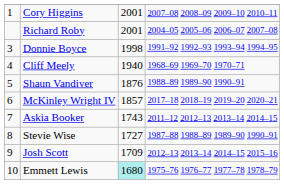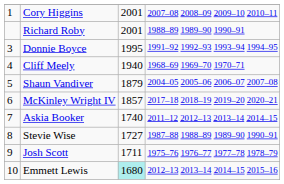(213, 30) 2004–05 2005–06 2006–07 2007–08 -> (196, 30) 1988–89 1989–90 1990–91
(132, 48) 1998 -> (132, 48) 1995
(132, 83) 1876 -> (132, 83) 1879
(196, 83) 1988–89 1989–90 1990–91 -> (213, 83) 2004–05 2005–06 2006–07 2007–08
(132, 118) 1743 -> (132, 118) 1740
(132, 153) 1709 -> (132, 153) 1711
(213, 153) 2012–13 2013–14 2014–15 2015–16 -> (213, 153) 1975–76 1976–77 1977–78 1978–79
(213, 170) 1975–76 1976–77 1977–78 1978–79 -> (213, 170) 2012–13 2013–14 2014–15 2015–16
